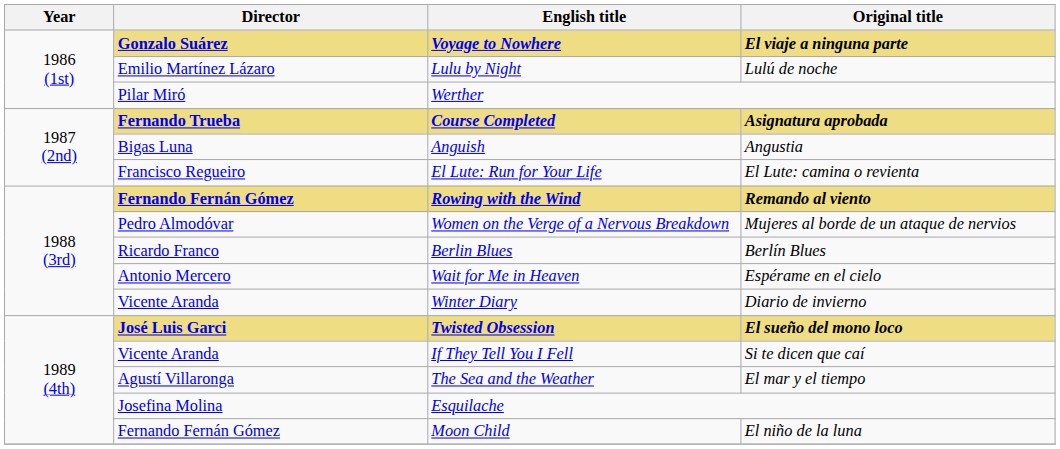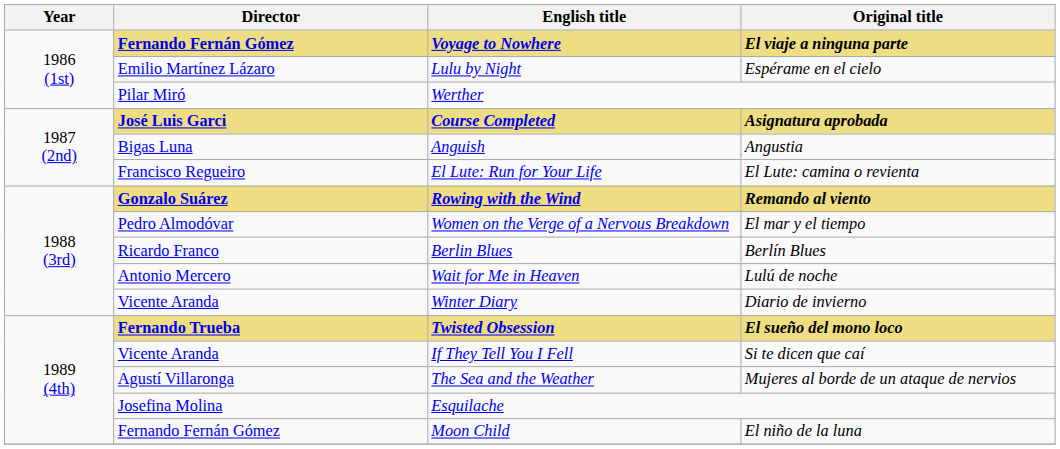(173, 43) Gonzalo Suárez -> (206, 43) Fernando Fernán Gómez
(791, 69) Lulú de noche -> (813, 69) Espérame en el cielo
(179, 120) Fernando Trueba -> (172, 120) José Luis Garci
(206, 198) Fernando Fernán Gómez -> (173, 198) Gonzalo Suárez
(880, 224) Mujeres al borde de un ataque de nervios -> (805, 224) El mar y el tiempo
(813, 276) Espérame en el cielo -> (791, 276) Lulú de noche
(172, 328) José Luis Garci -> (179, 328) Fernando Trueba
(805, 379) El mar y el tiempo -> (880, 379) Mujeres al borde de un ataque de nervios
